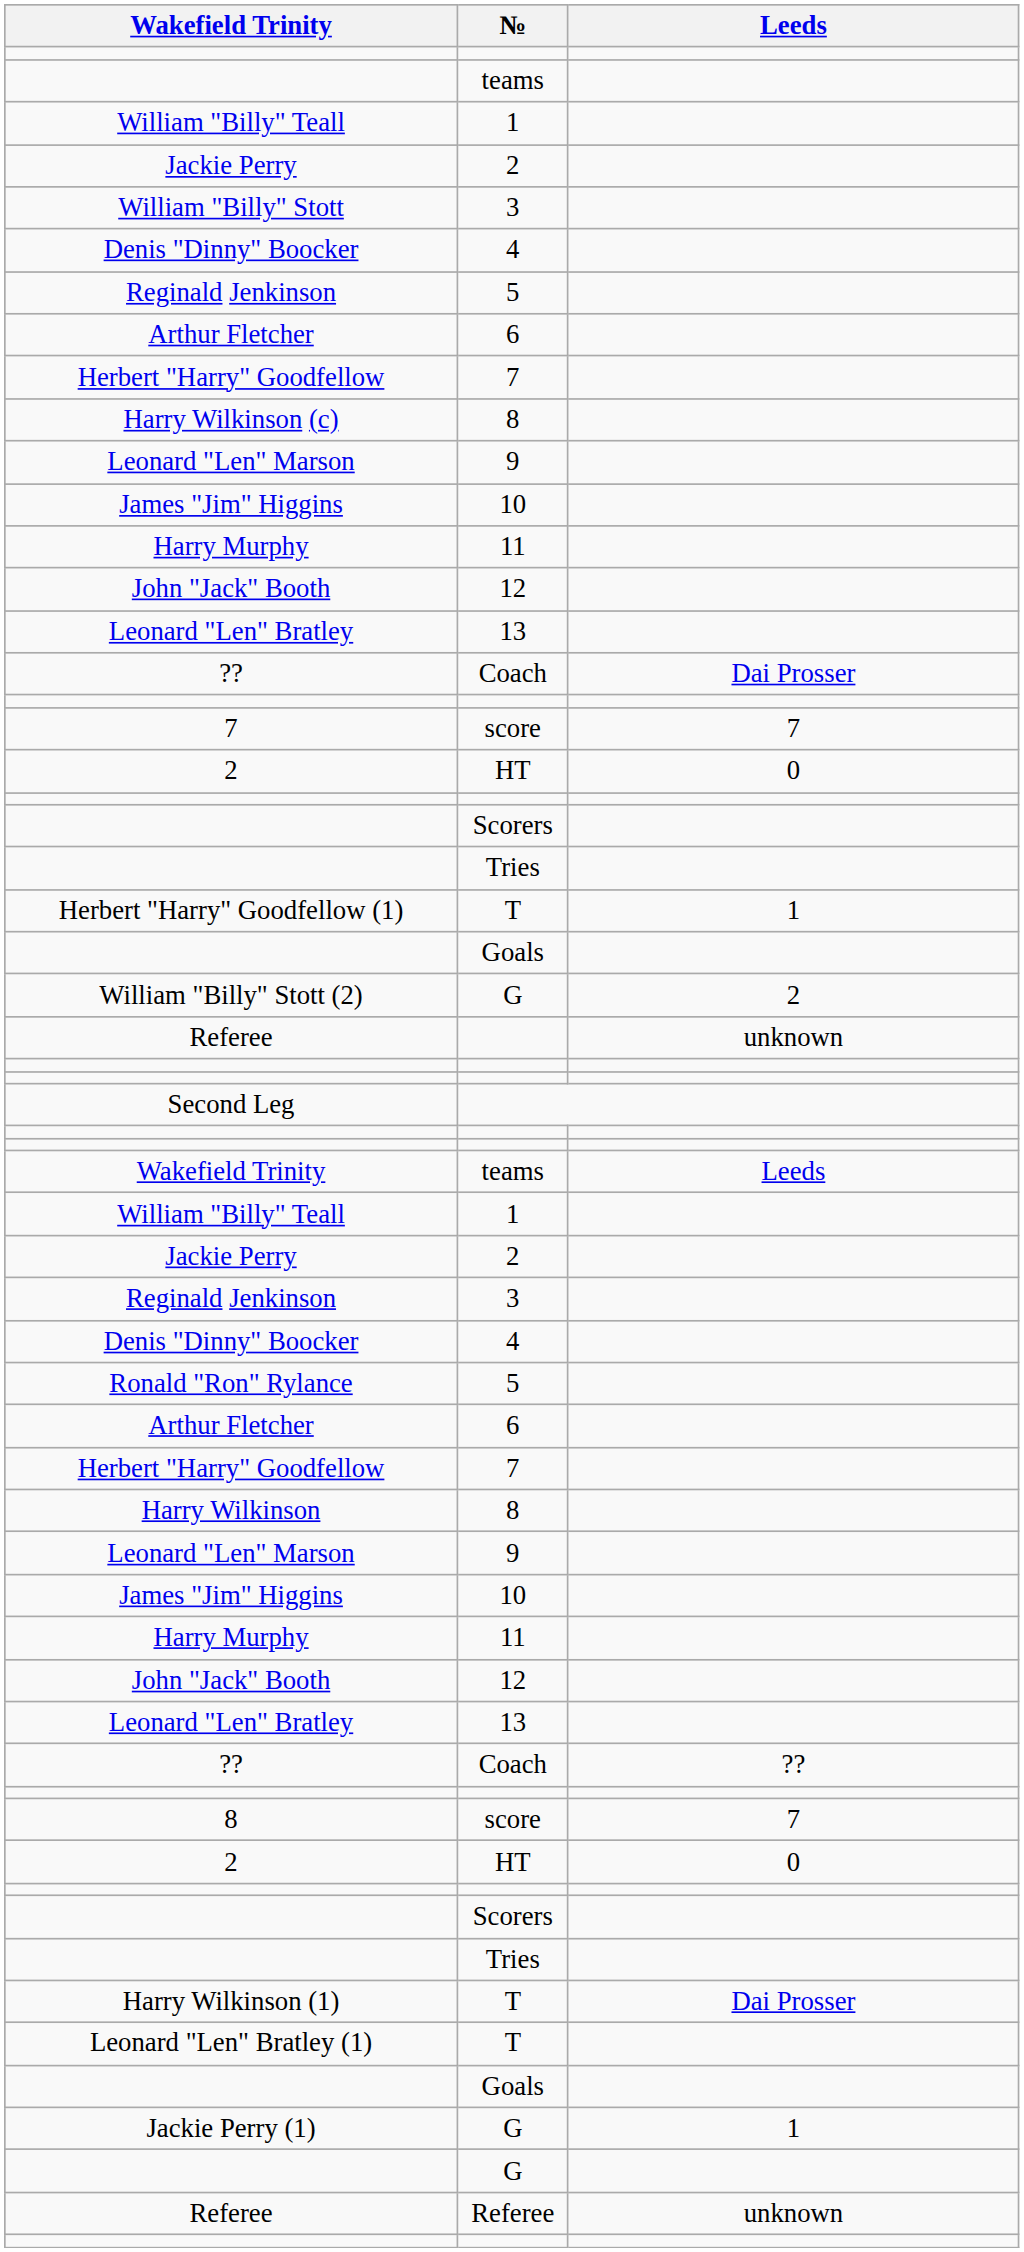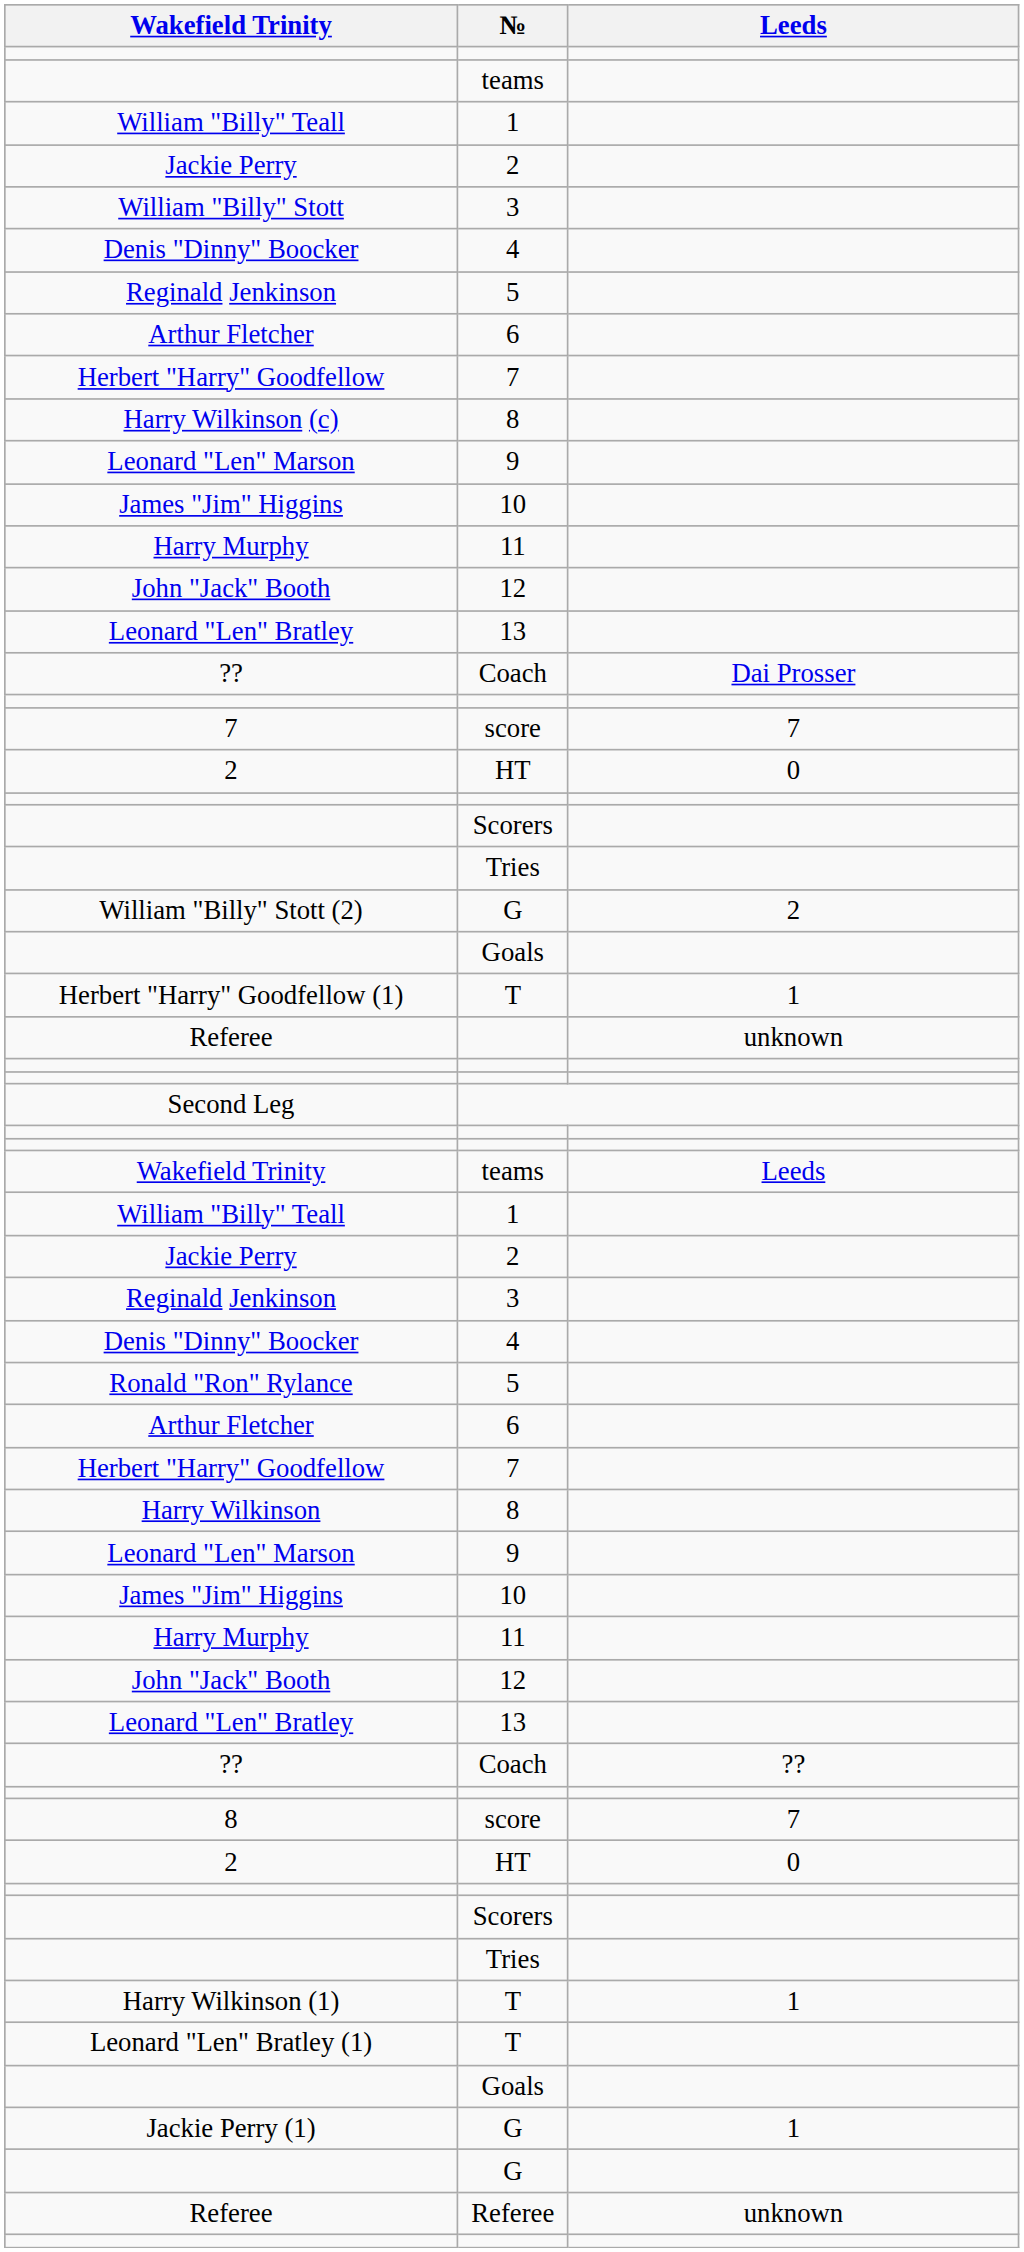rows swapped: (231, 910) <-> (231, 994)
(793, 2001) Dai Prosser -> (793, 2001) 1
